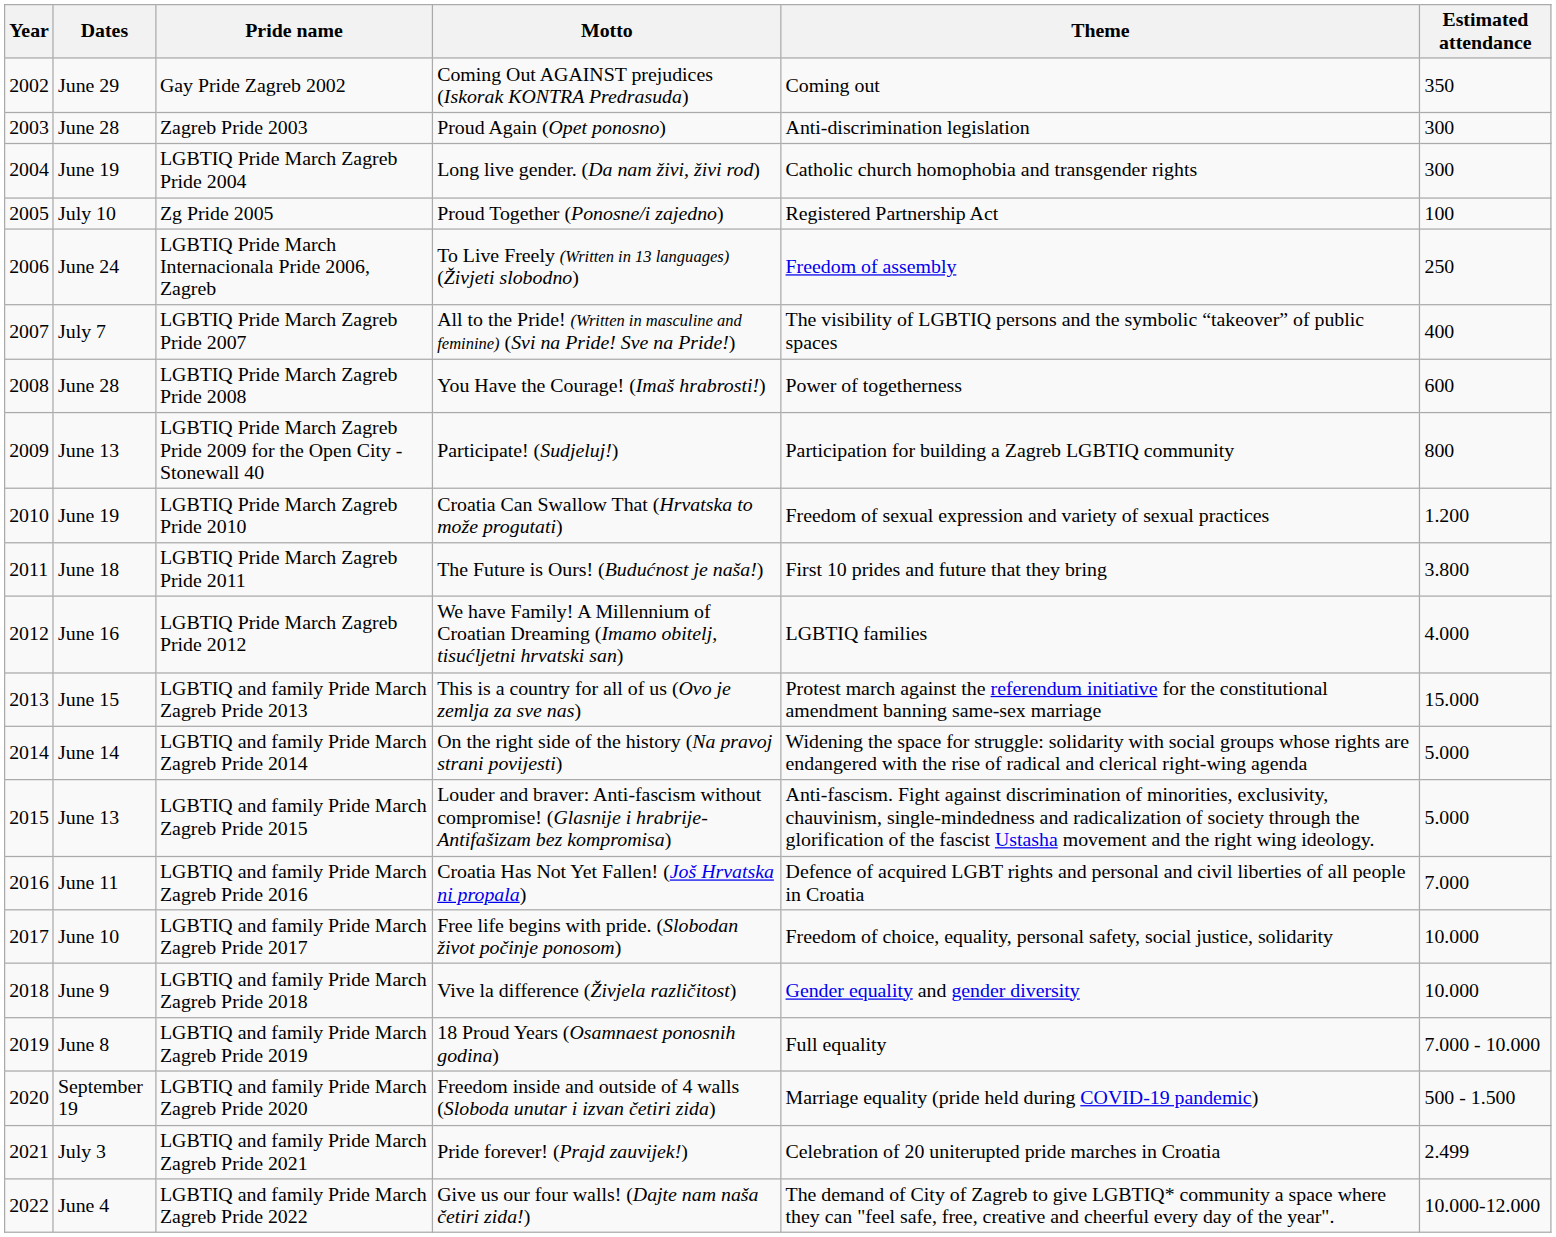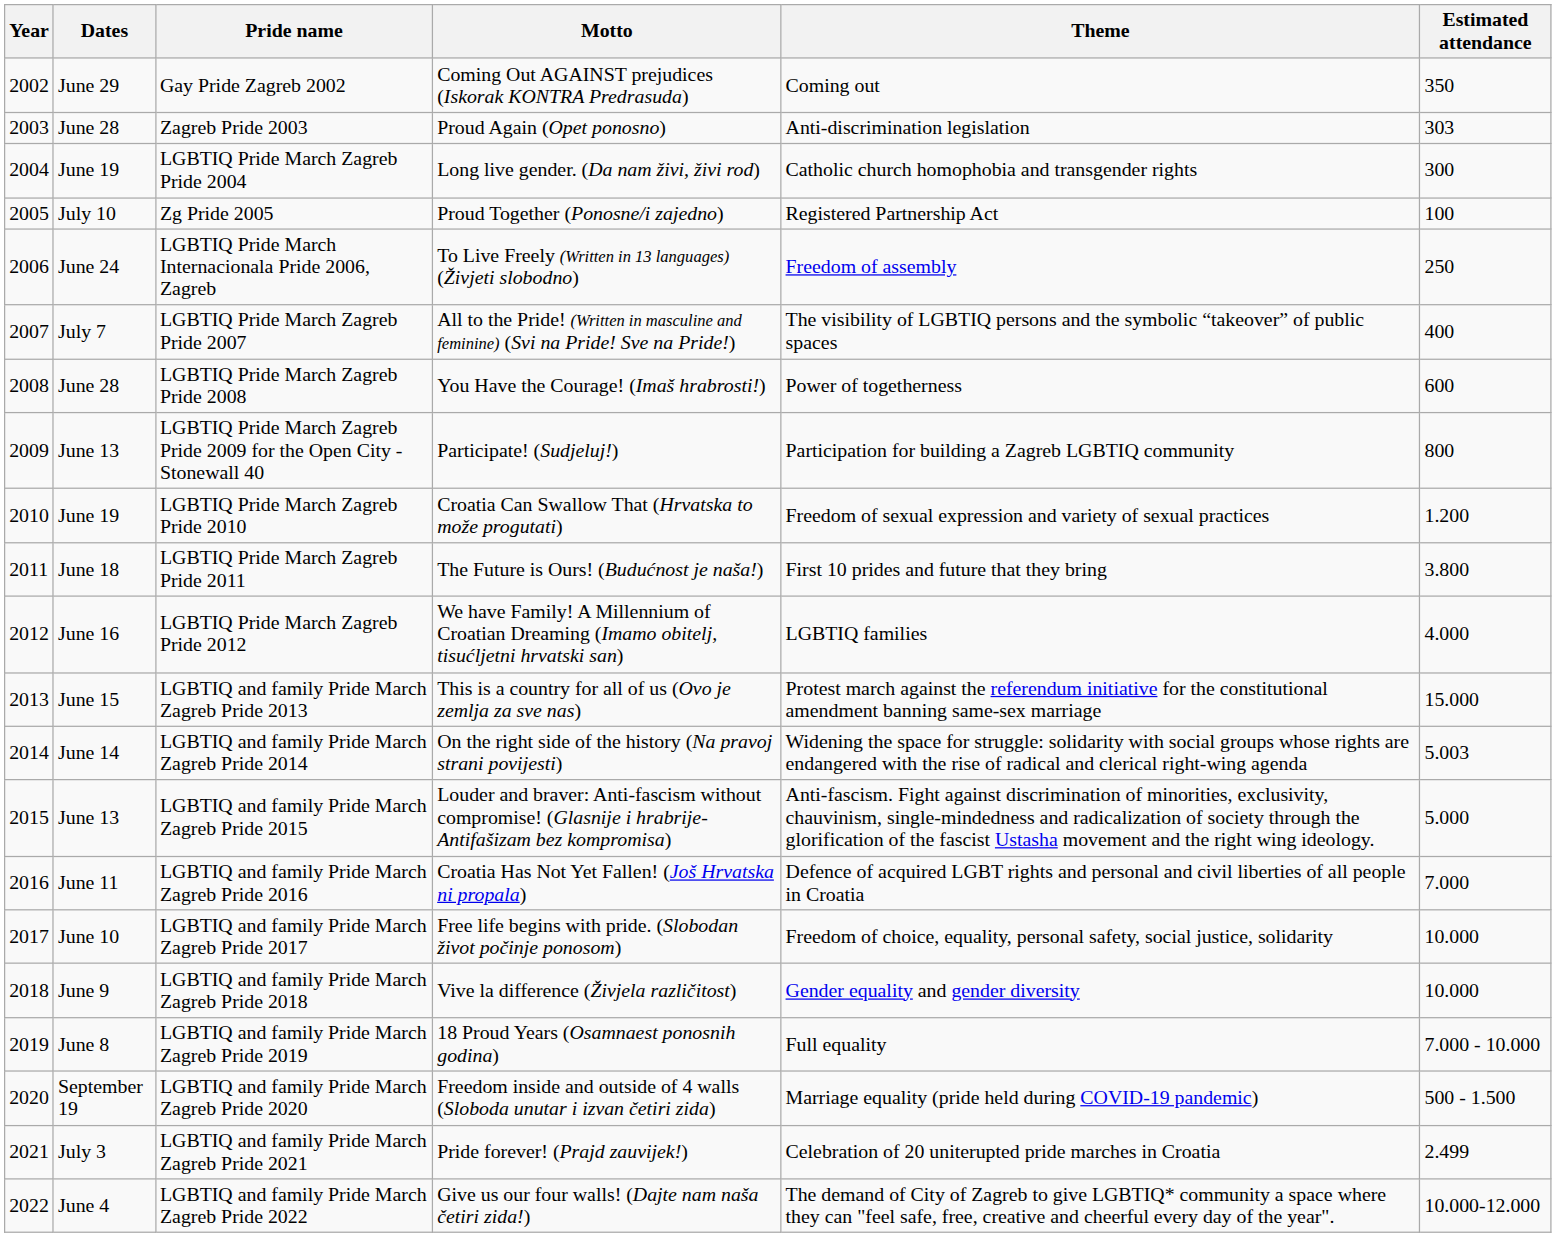(1439, 127) 300 -> (1439, 127) 303
(1447, 752) 5.000 -> (1447, 752) 5.003
